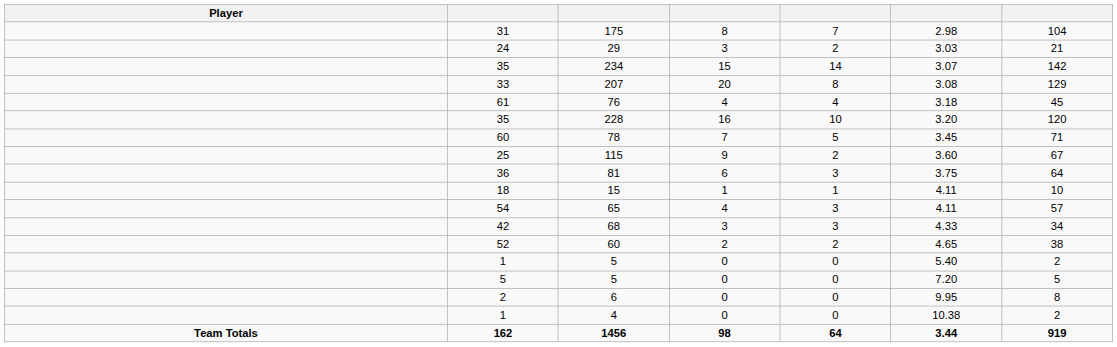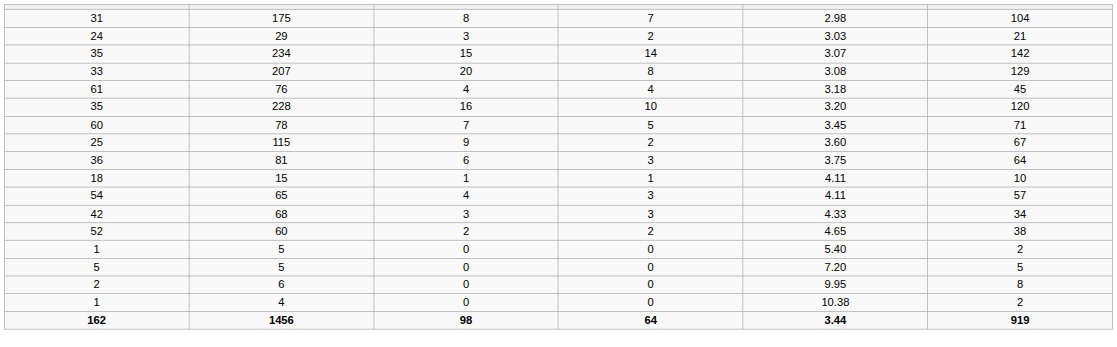- column: (226, 13)
